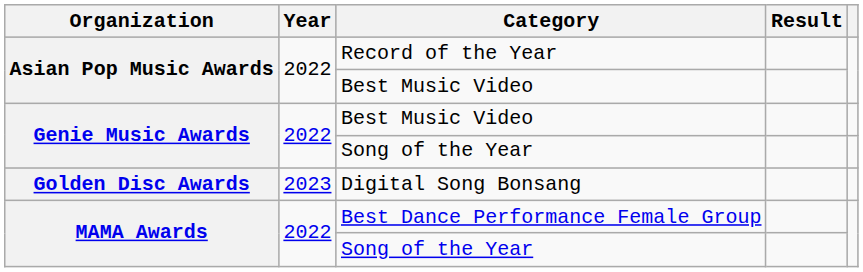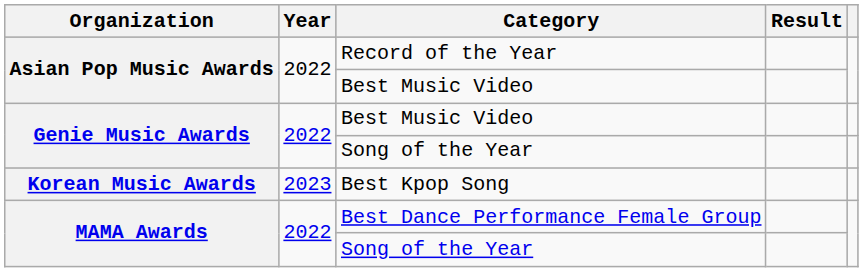- row: (142, 184)
+ row: (142, 184)
